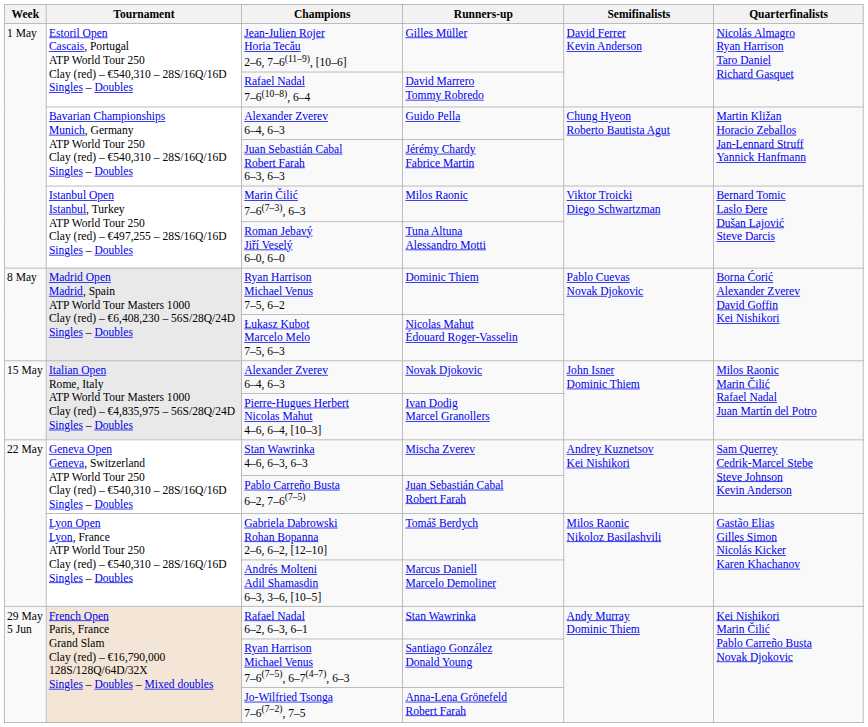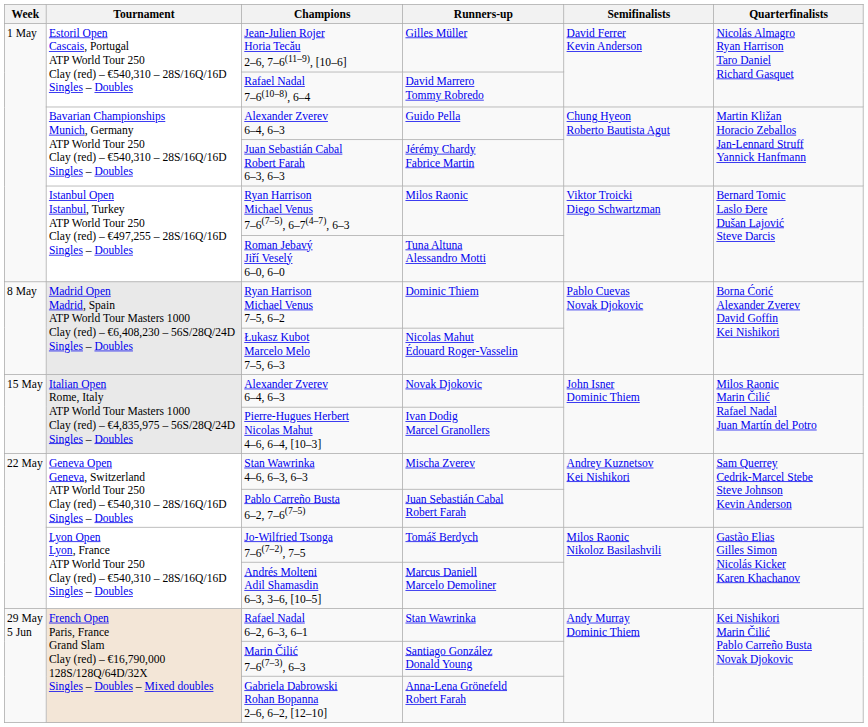(275, 204) Marin Čilić 7–6(7–3), 6–3 -> (297, 211) Ryan Harrison Michael Venus 7–6(7–5), 6–7(4–7), 6–3
(291, 537) Gabriela Dabrowski Rohan Bopanna 2–6, 6–2, [12–10] -> (289, 545) Jo-Wilfried Tsonga 7–6(7–2), 7–5
(297, 663) Ryan Harrison Michael Venus 7–6(7–5), 6–7(4–7), 6–3 -> (275, 659) Marin Čilić 7–6(7–3), 6–3
(289, 705) Jo-Wilfried Tsonga 7–6(7–2), 7–5 -> (291, 699) Gabriela Dabrowski Rohan Bopanna 2–6, 6–2, [12–10]
